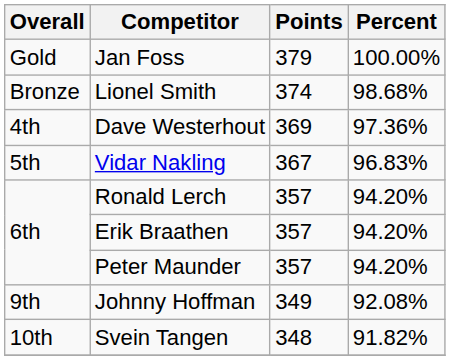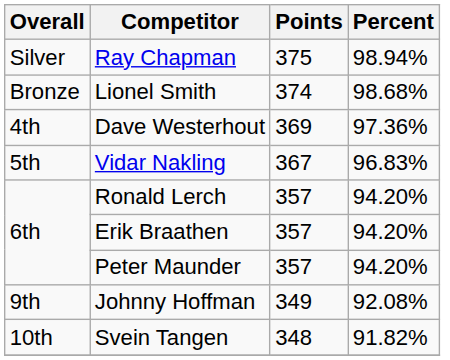- row: (140, 57)
+ row: (165, 57)
